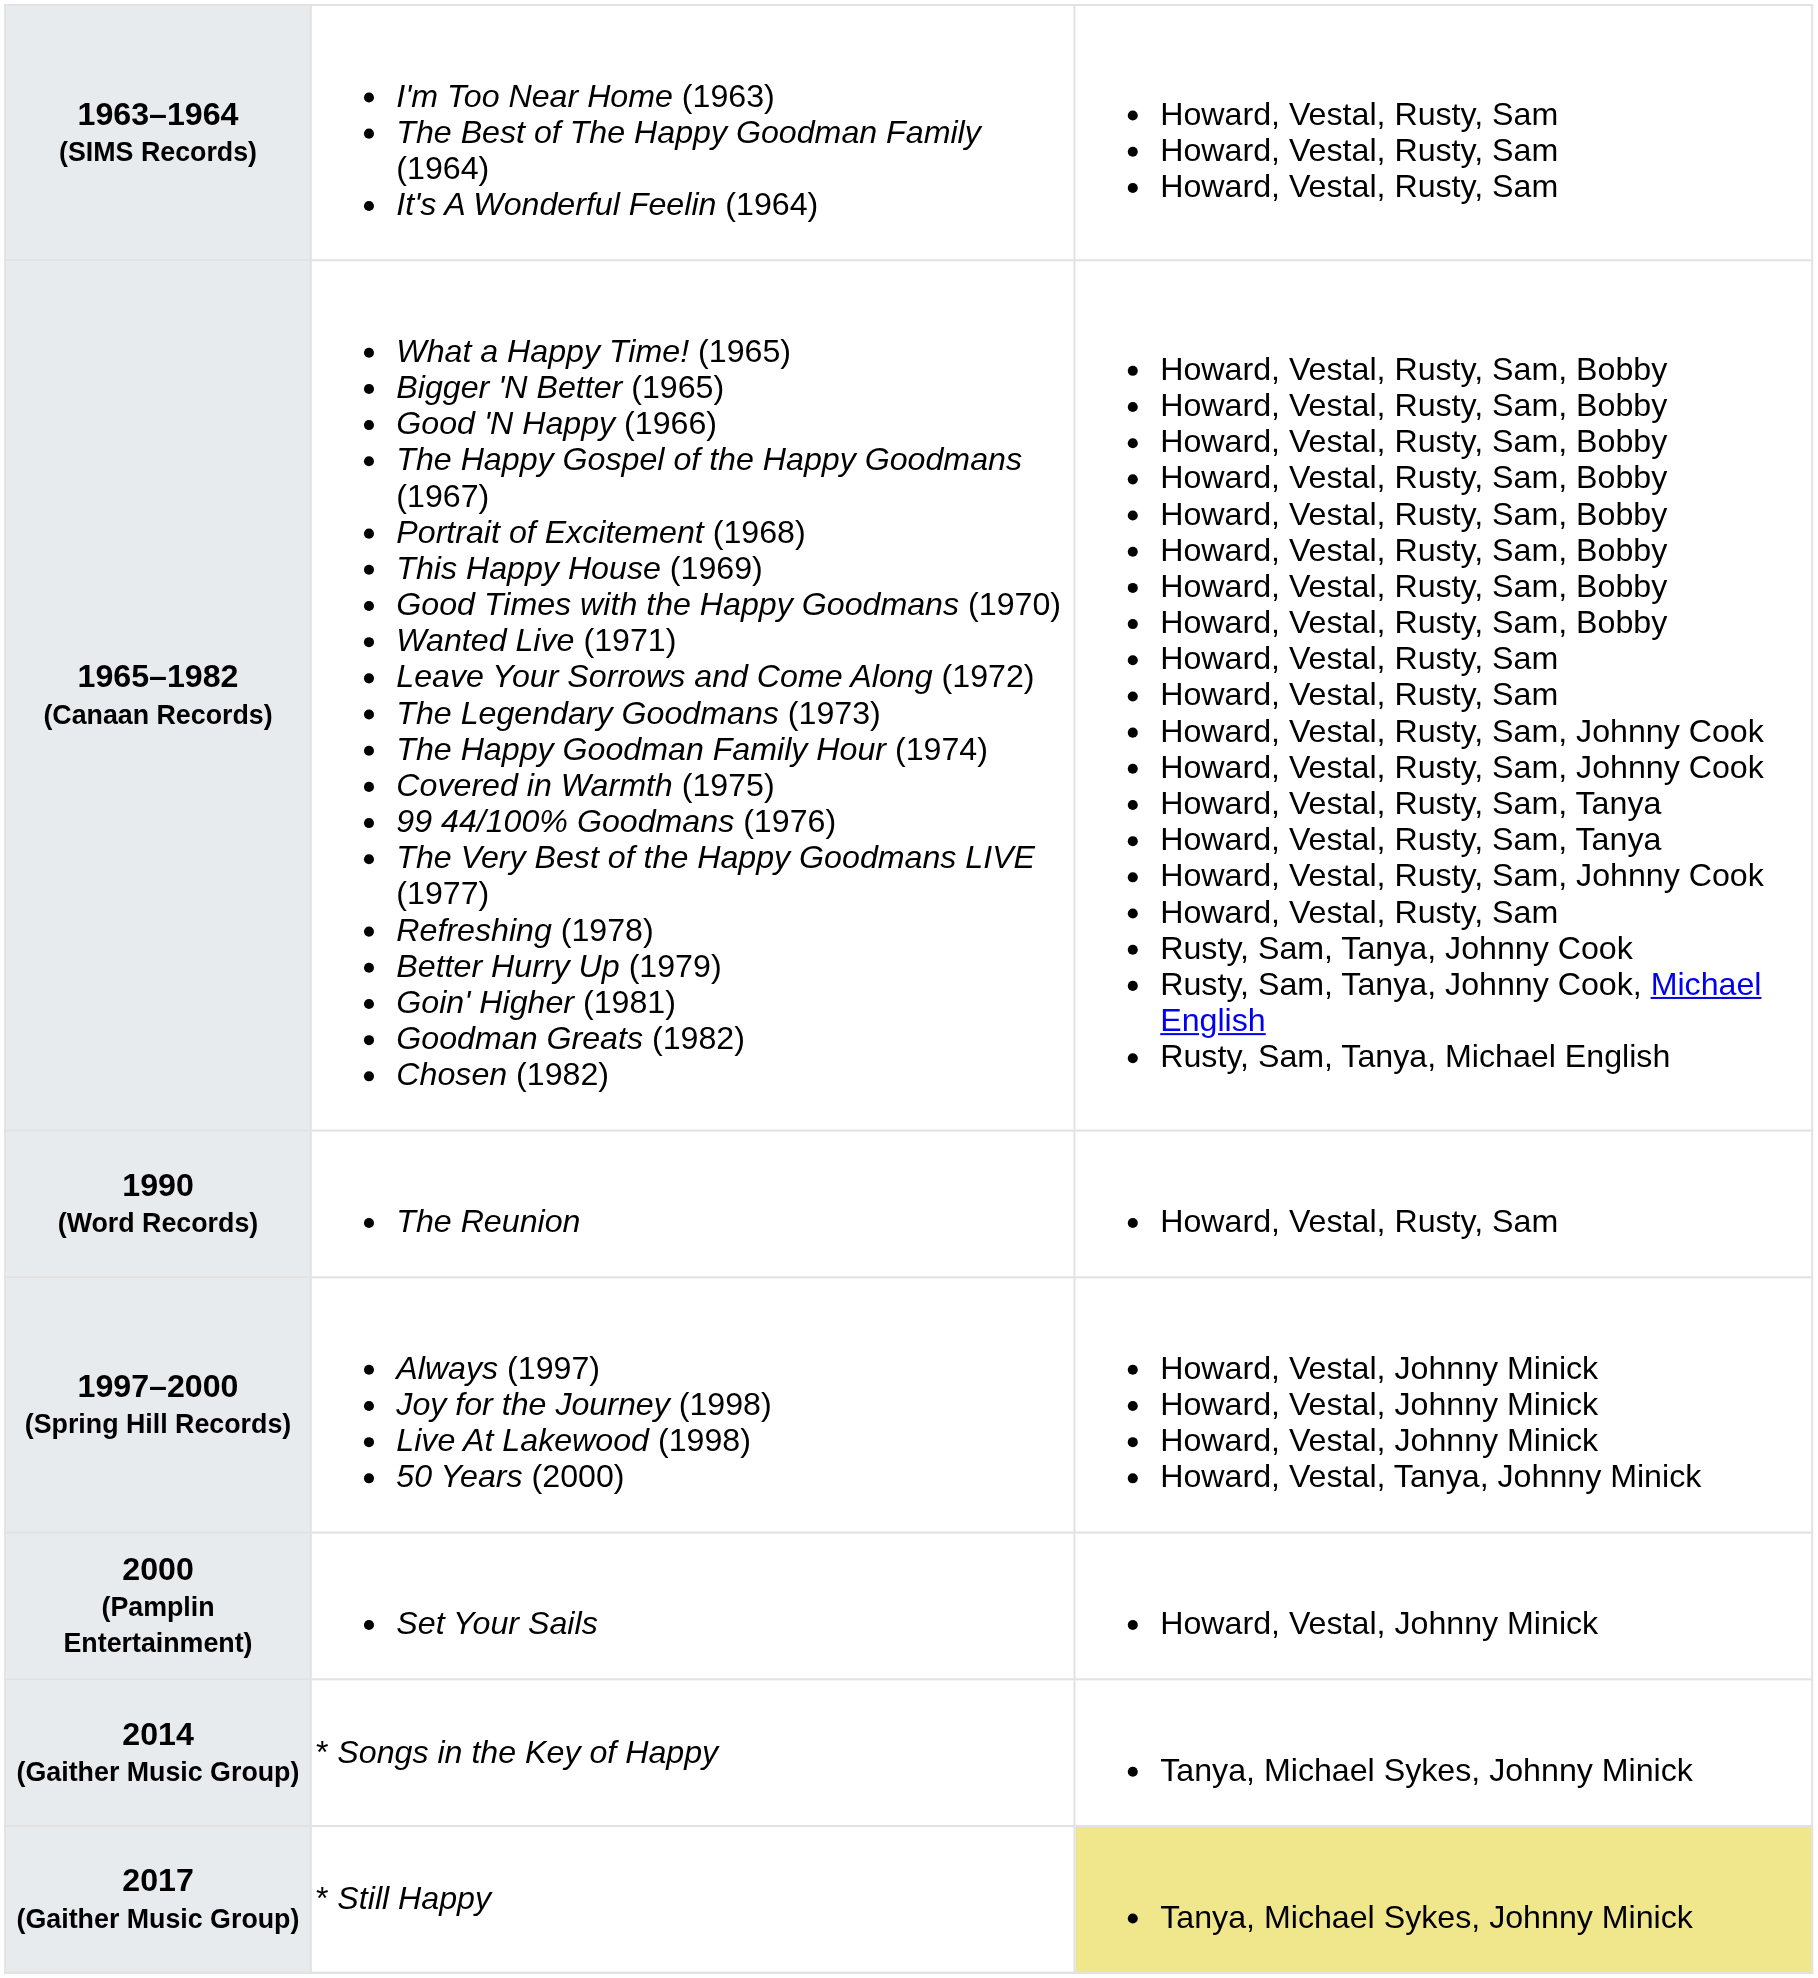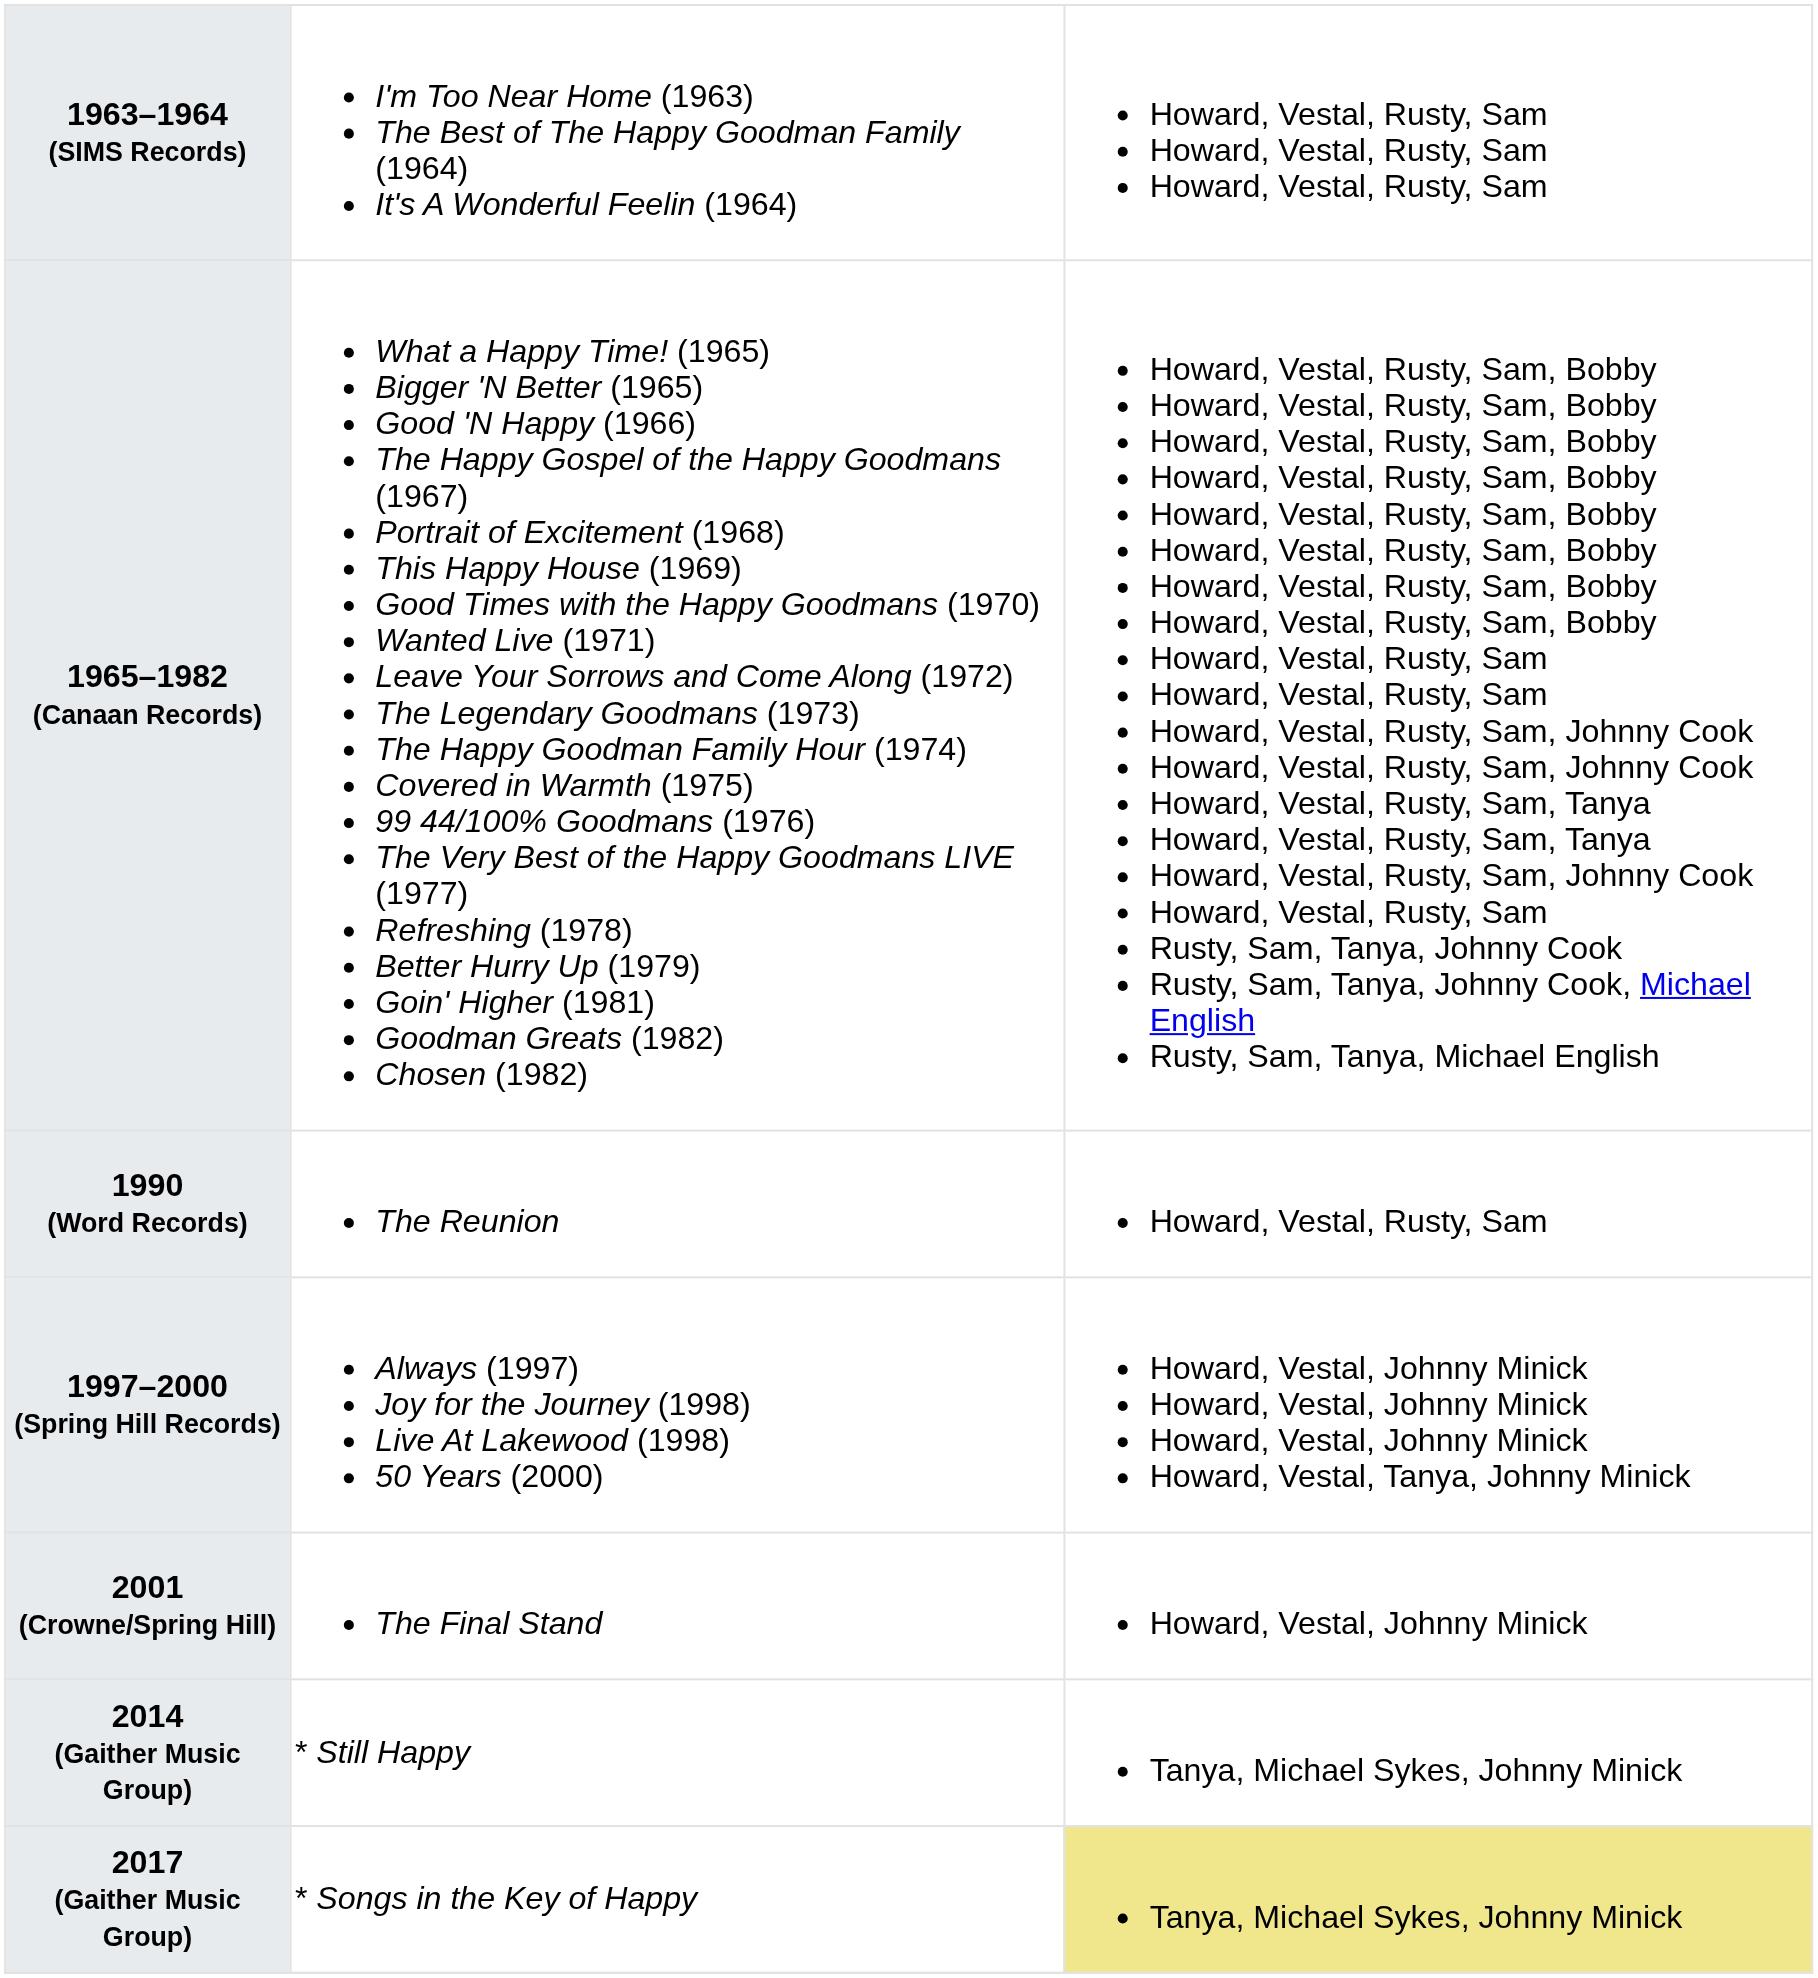- row: (158, 1605)
+ row: (148, 1605)
(517, 1752) * Songs in the Key of Happy -> (382, 1752) * Still Happy
(403, 1898) * Still Happy -> (496, 1898) * Songs in the Key of Happy
